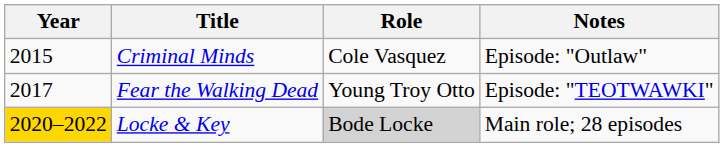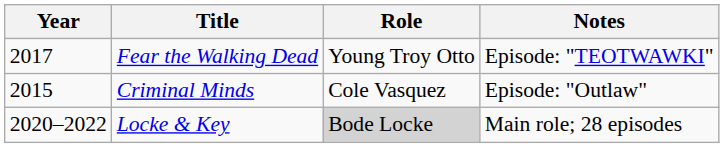rows swapped: (186, 55) <-> (217, 90)
(58, 124) gold background -> (58, 124) no background
